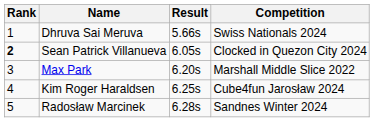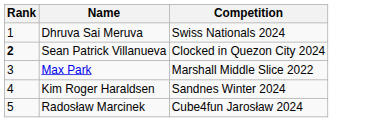- column: (190, 13)
(279, 88) Cube4fun Jarosław 2024 -> (229, 88) Sandnes Winter 2024
(270, 107) Sandnes Winter 2024 -> (237, 107) Cube4fun Jarosław 2024
